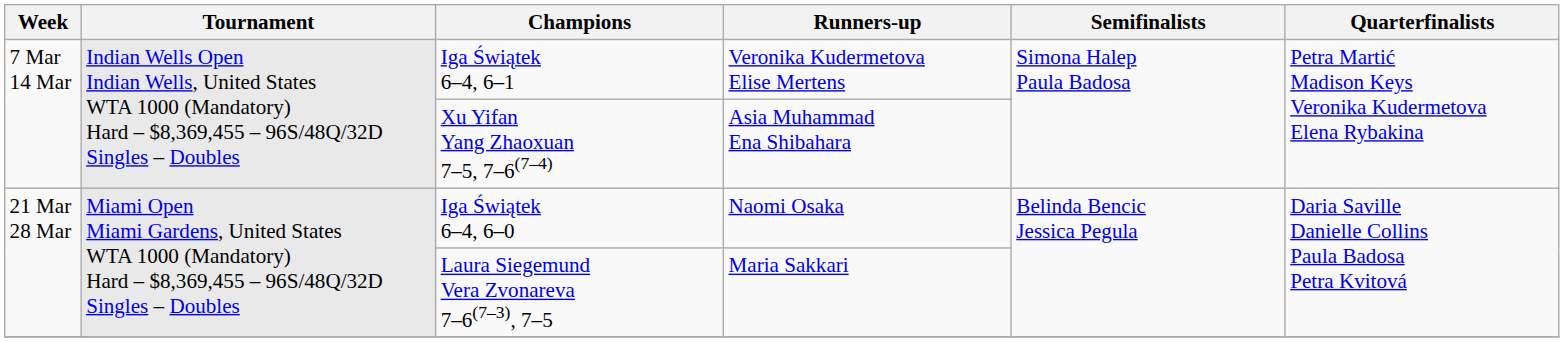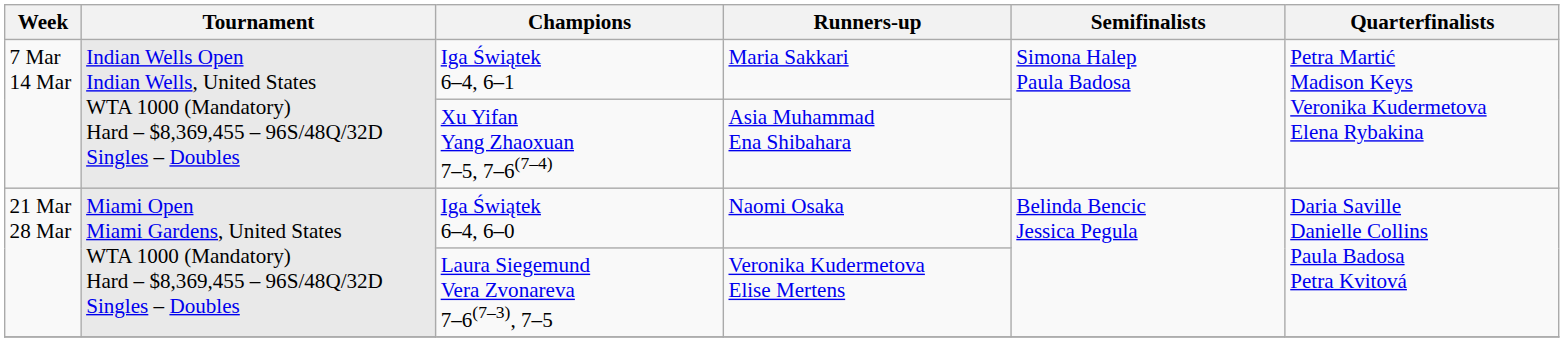(827, 69) Veronika Kudermetova Elise Mertens -> (789, 56) Maria Sakkari
(789, 265) Maria Sakkari -> (827, 278) Veronika Kudermetova Elise Mertens
